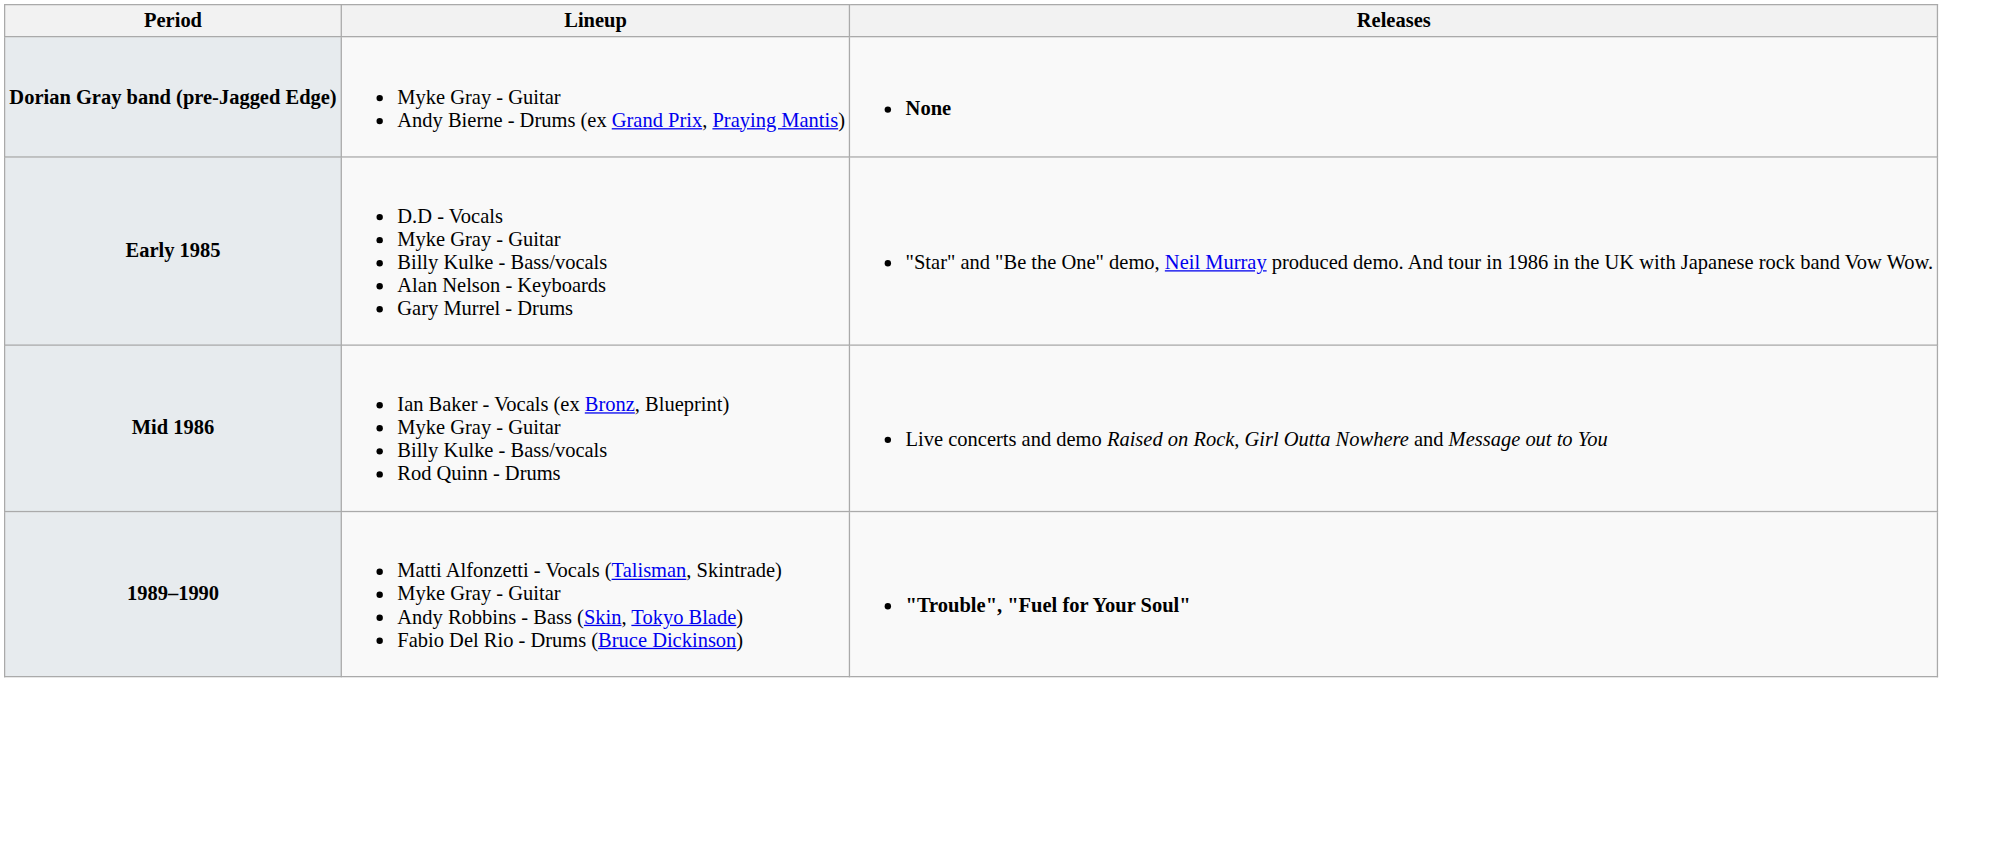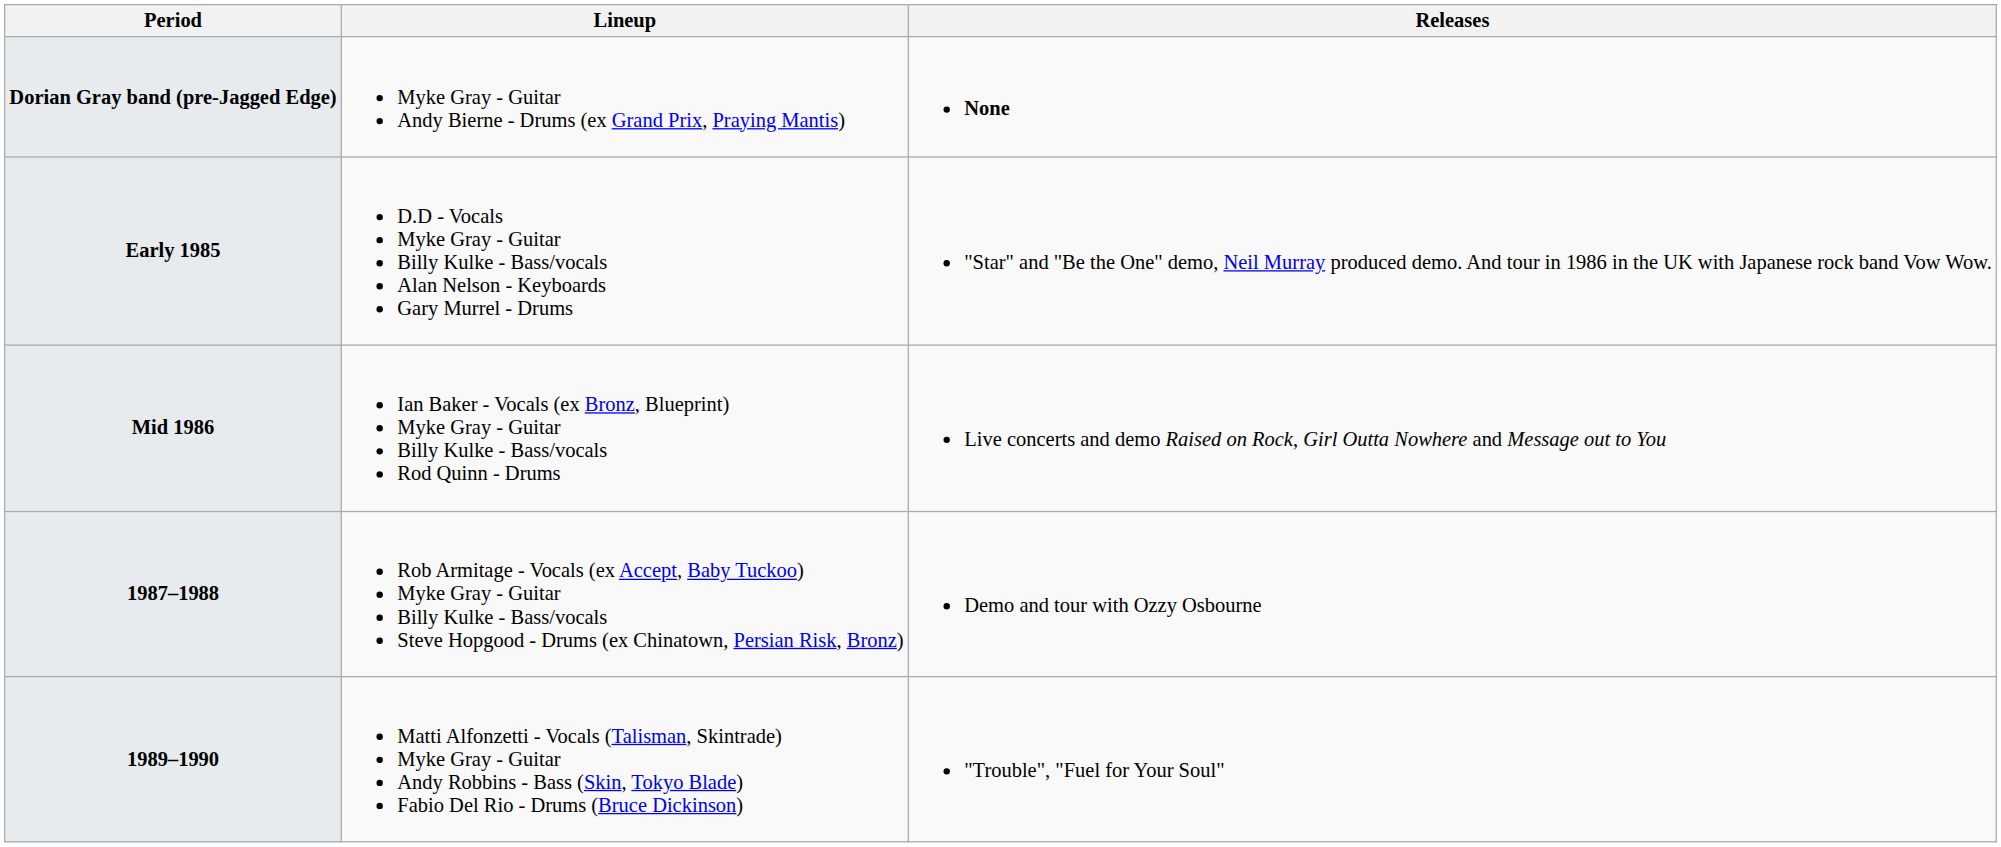+ row: (173, 593)
(1394, 605) bold -> (1452, 771) normal
